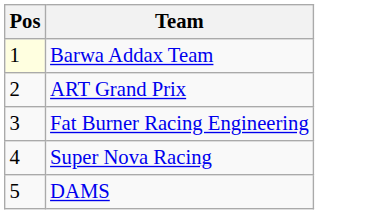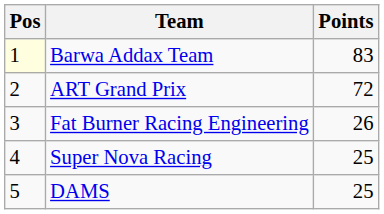+ column: (346, 21)
